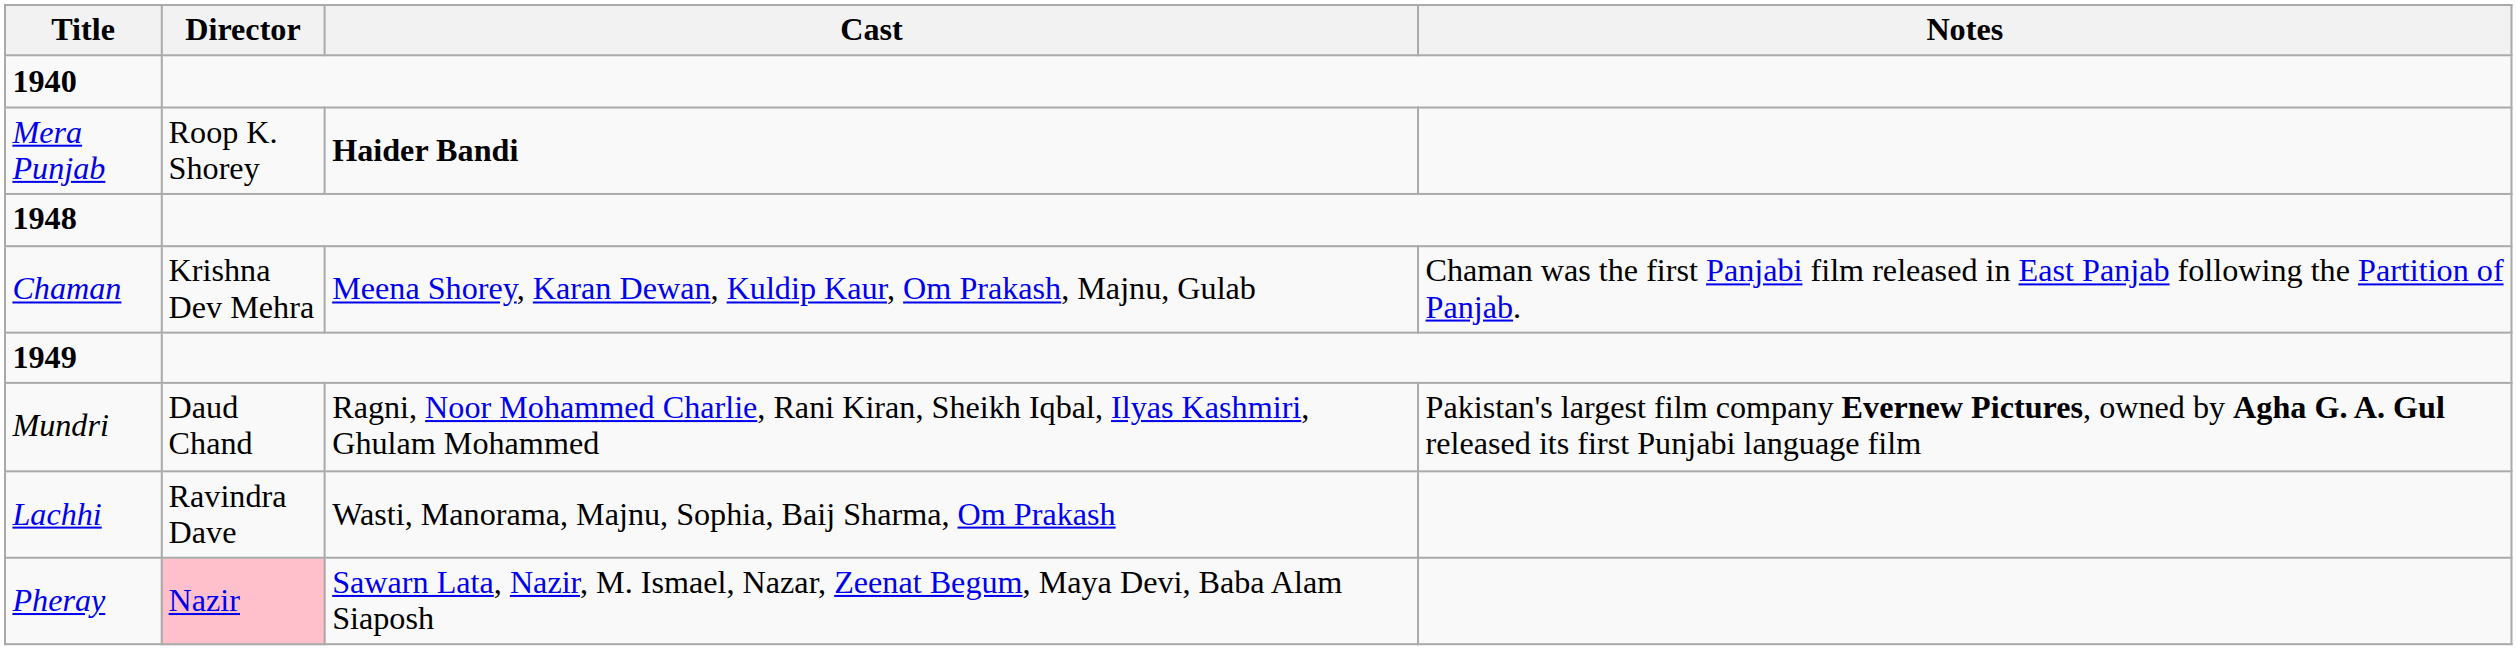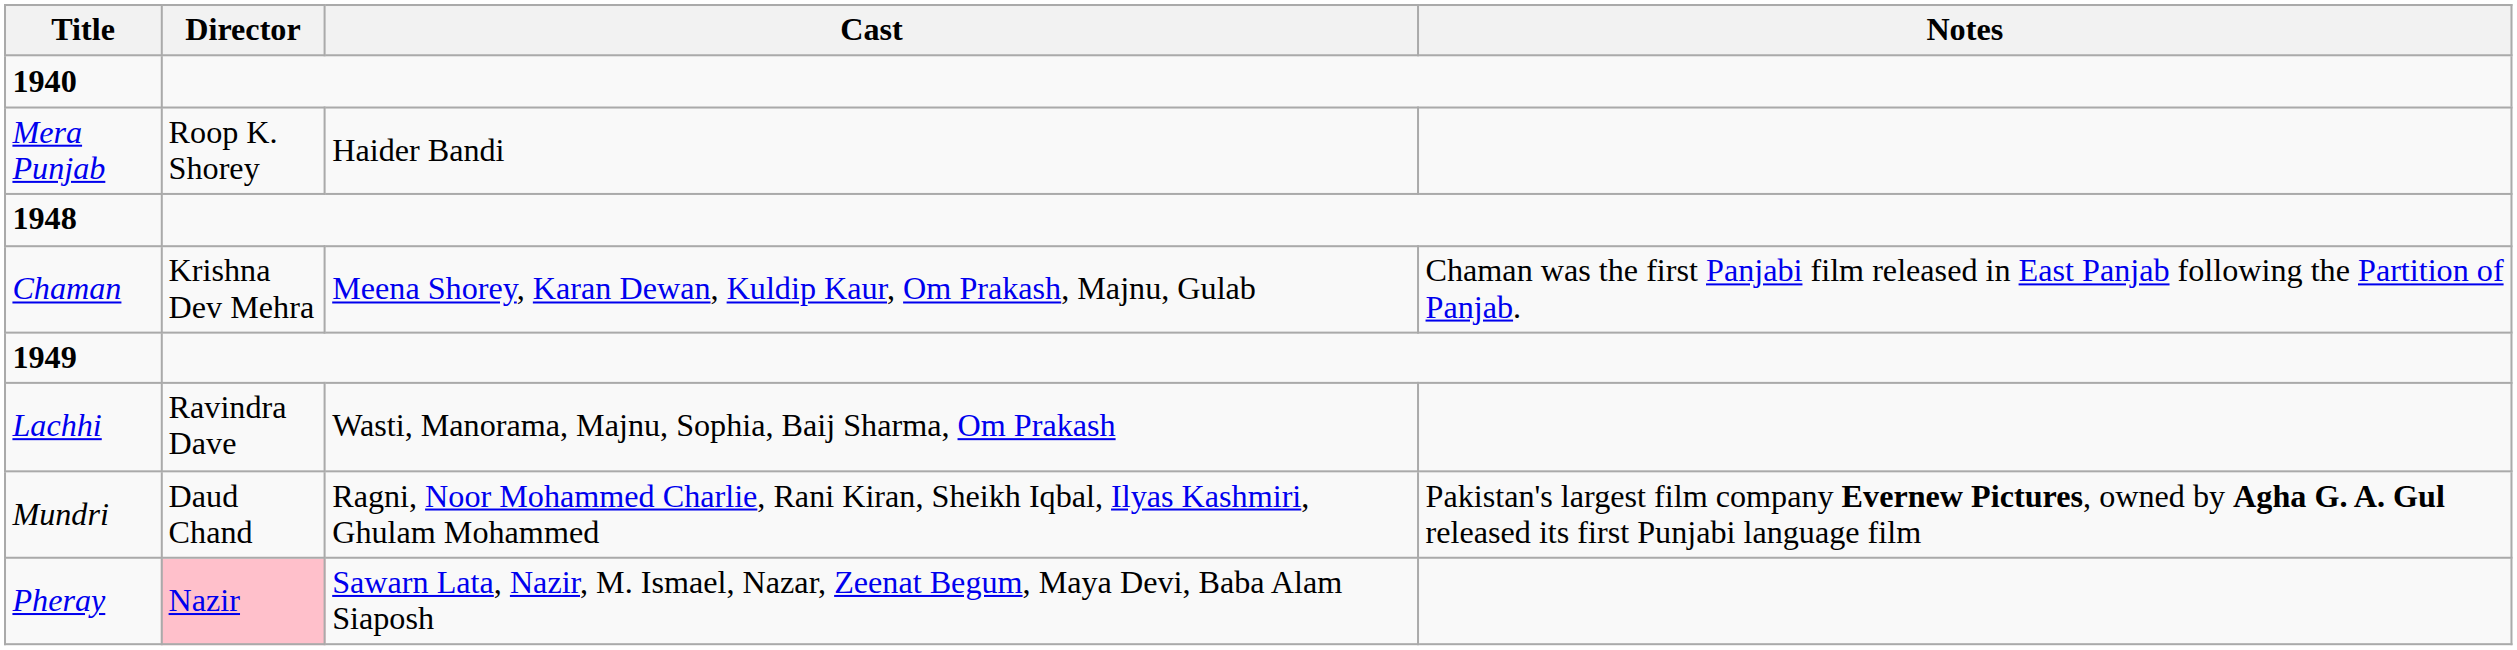(425, 150) bold -> (418, 150) normal
rows swapped: (57, 513) <-> (61, 426)
